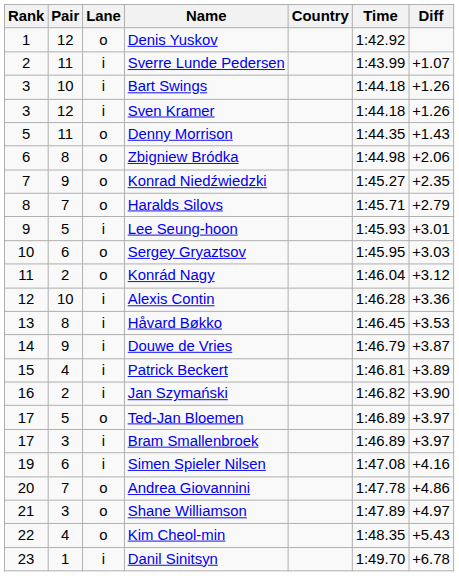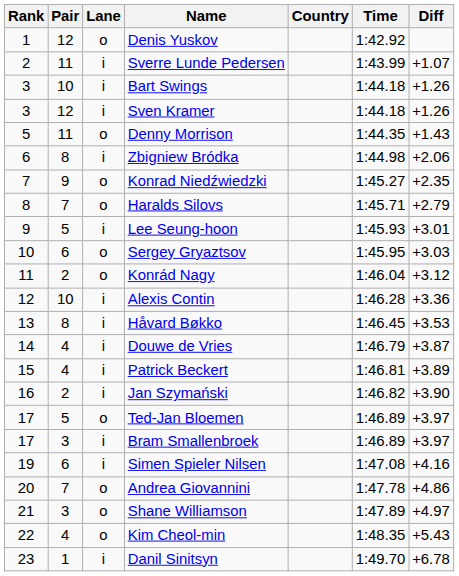(103, 157) o -> (103, 157) i
(65, 346) 9 -> (65, 346) 4
